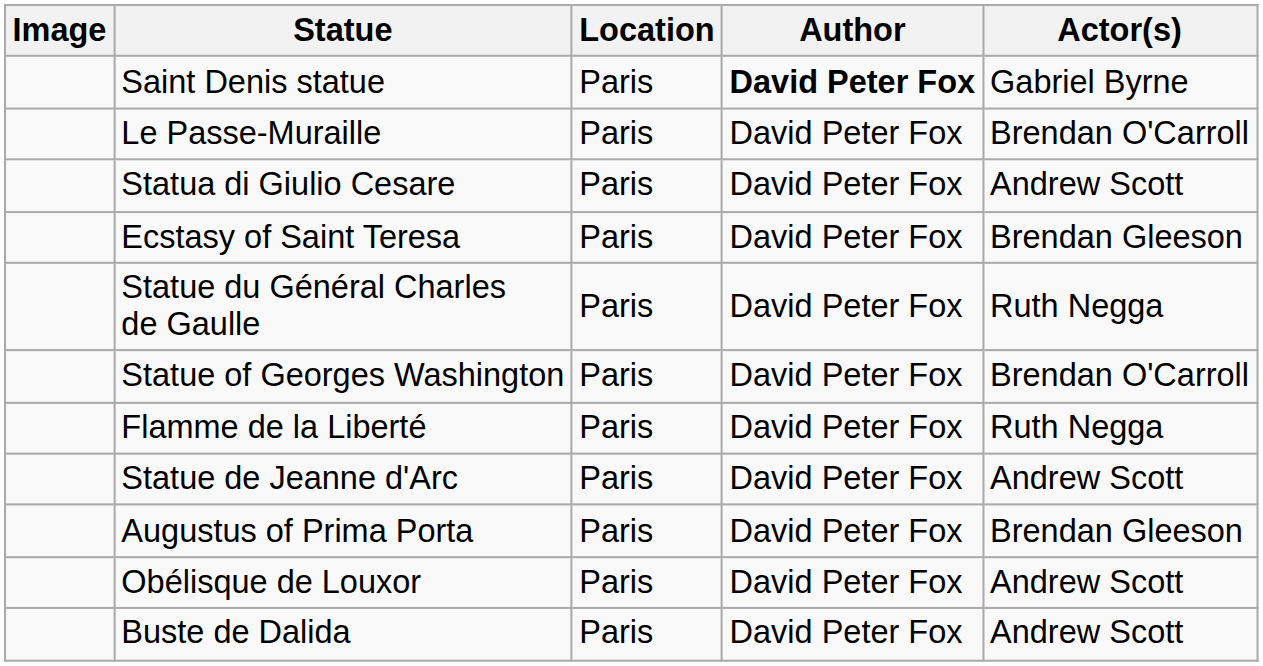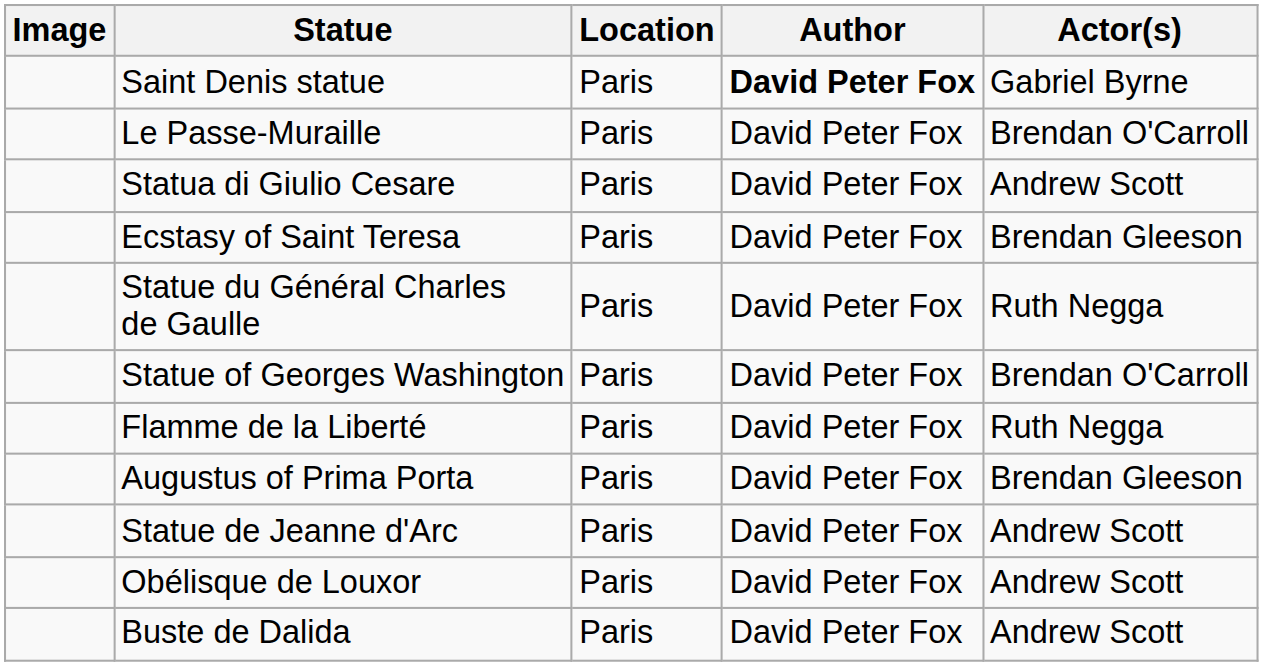rows swapped: (297, 530) <-> (290, 478)
